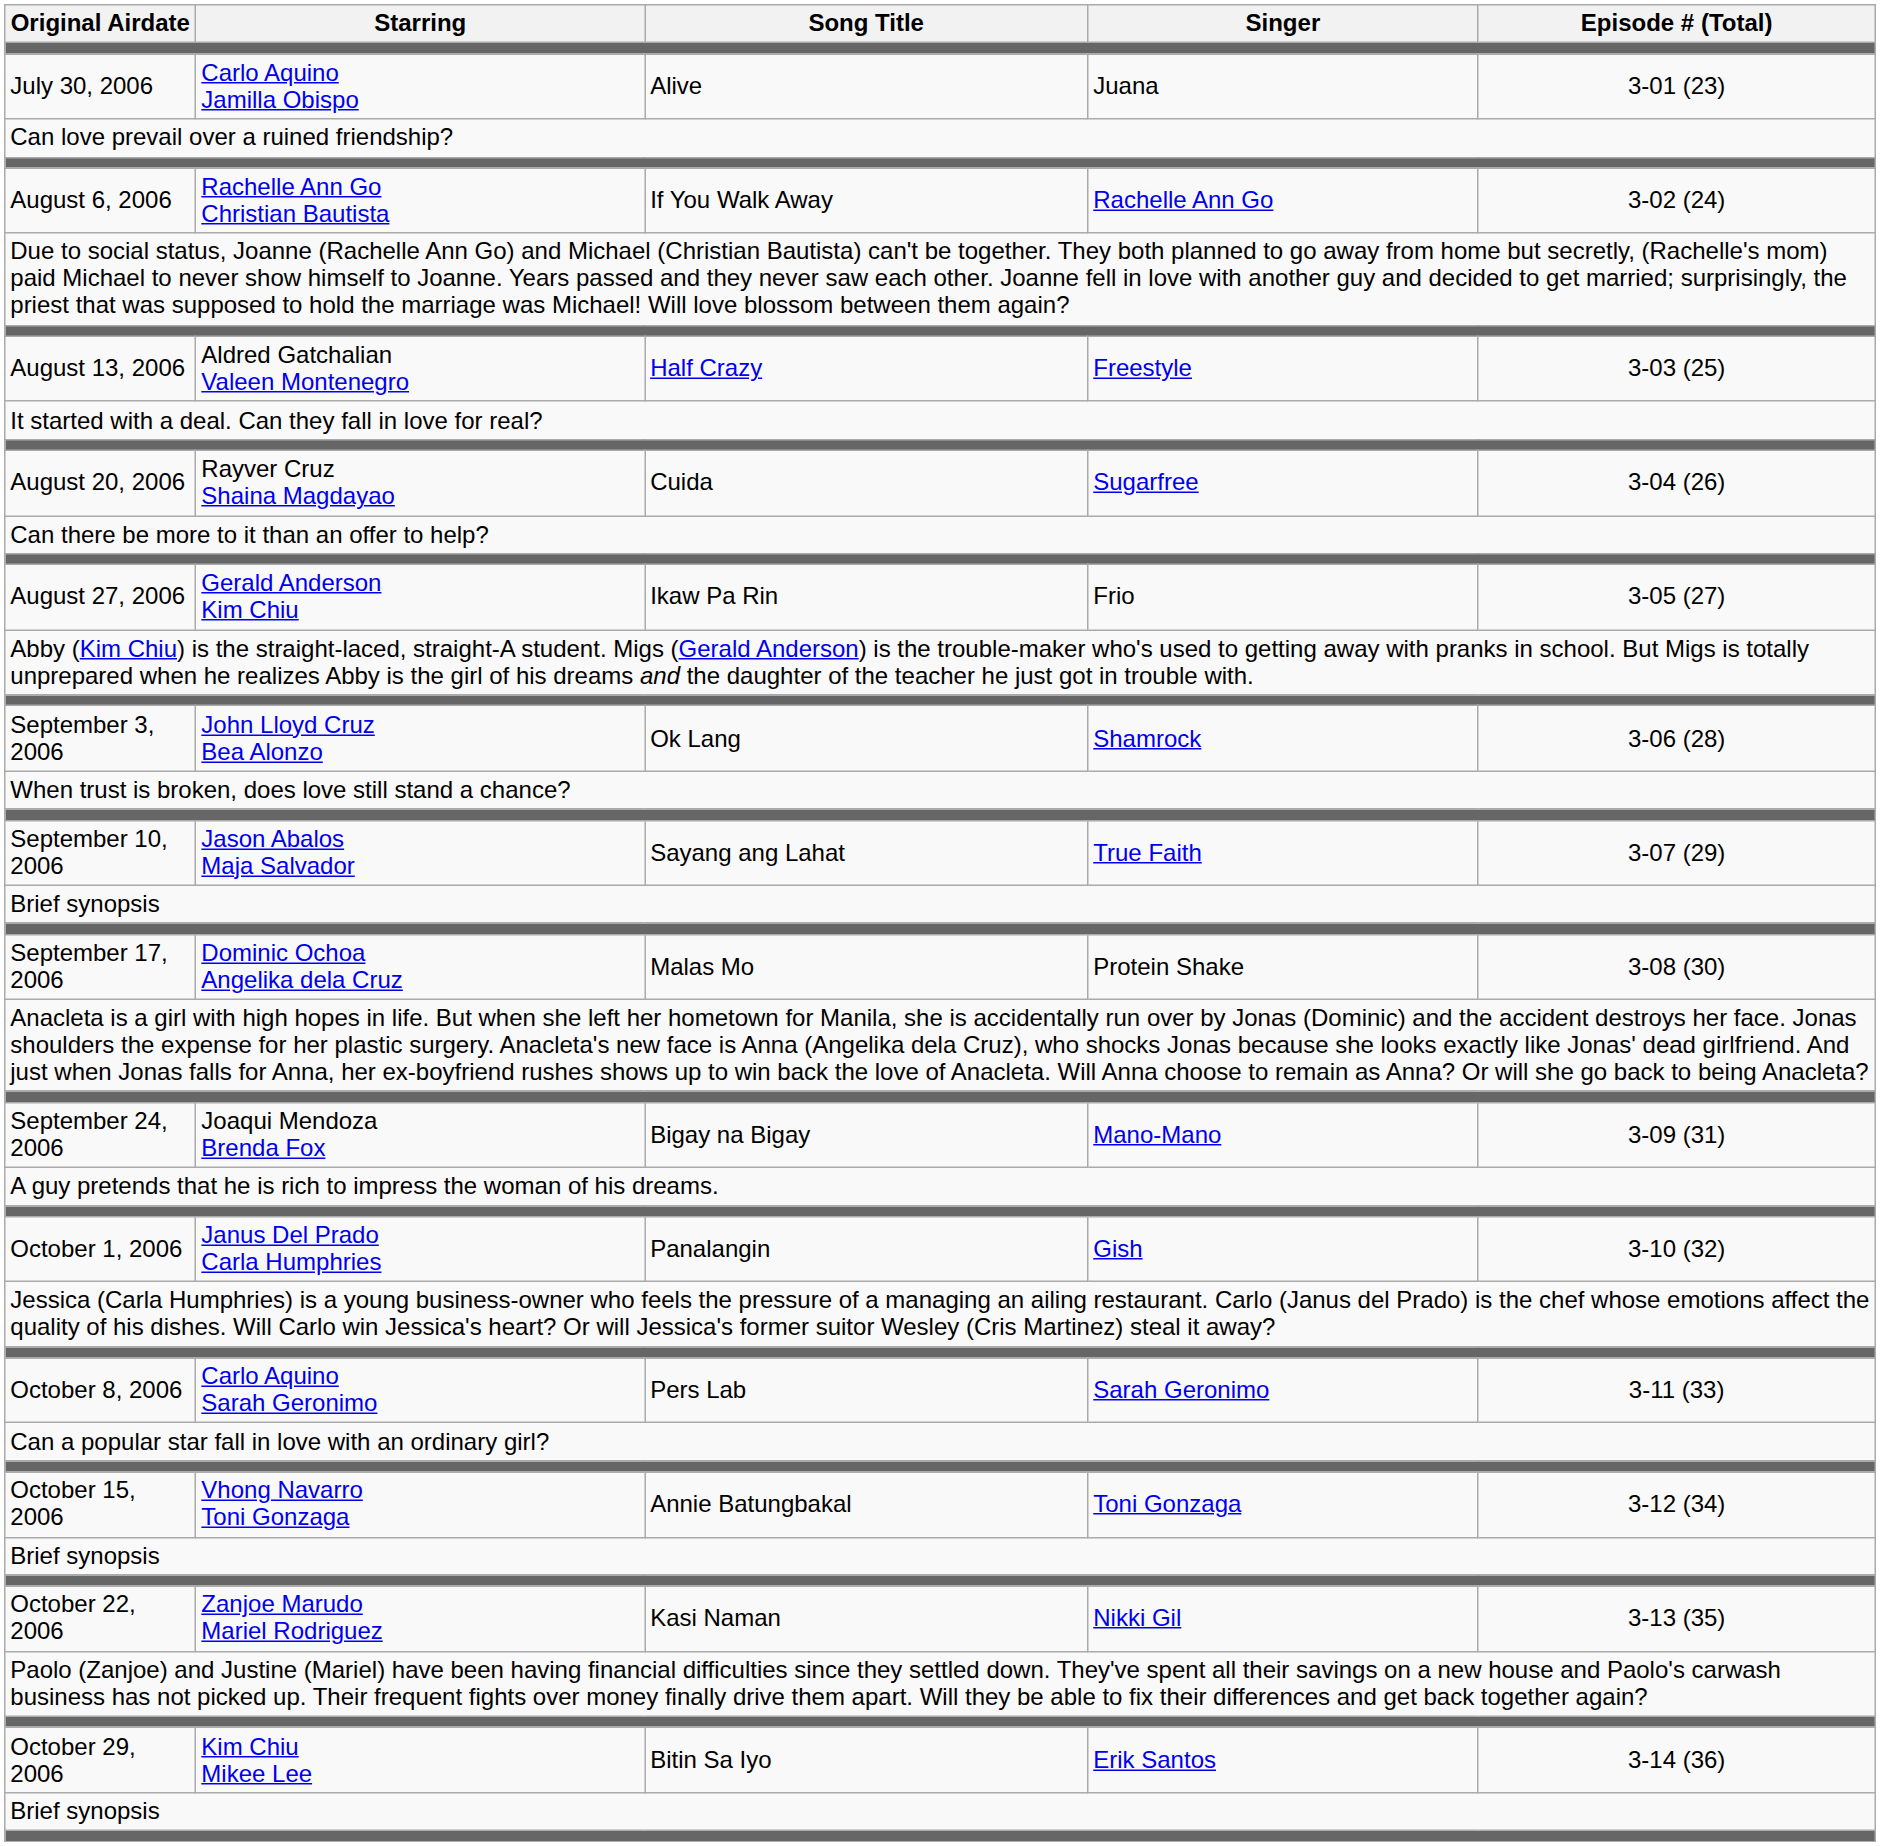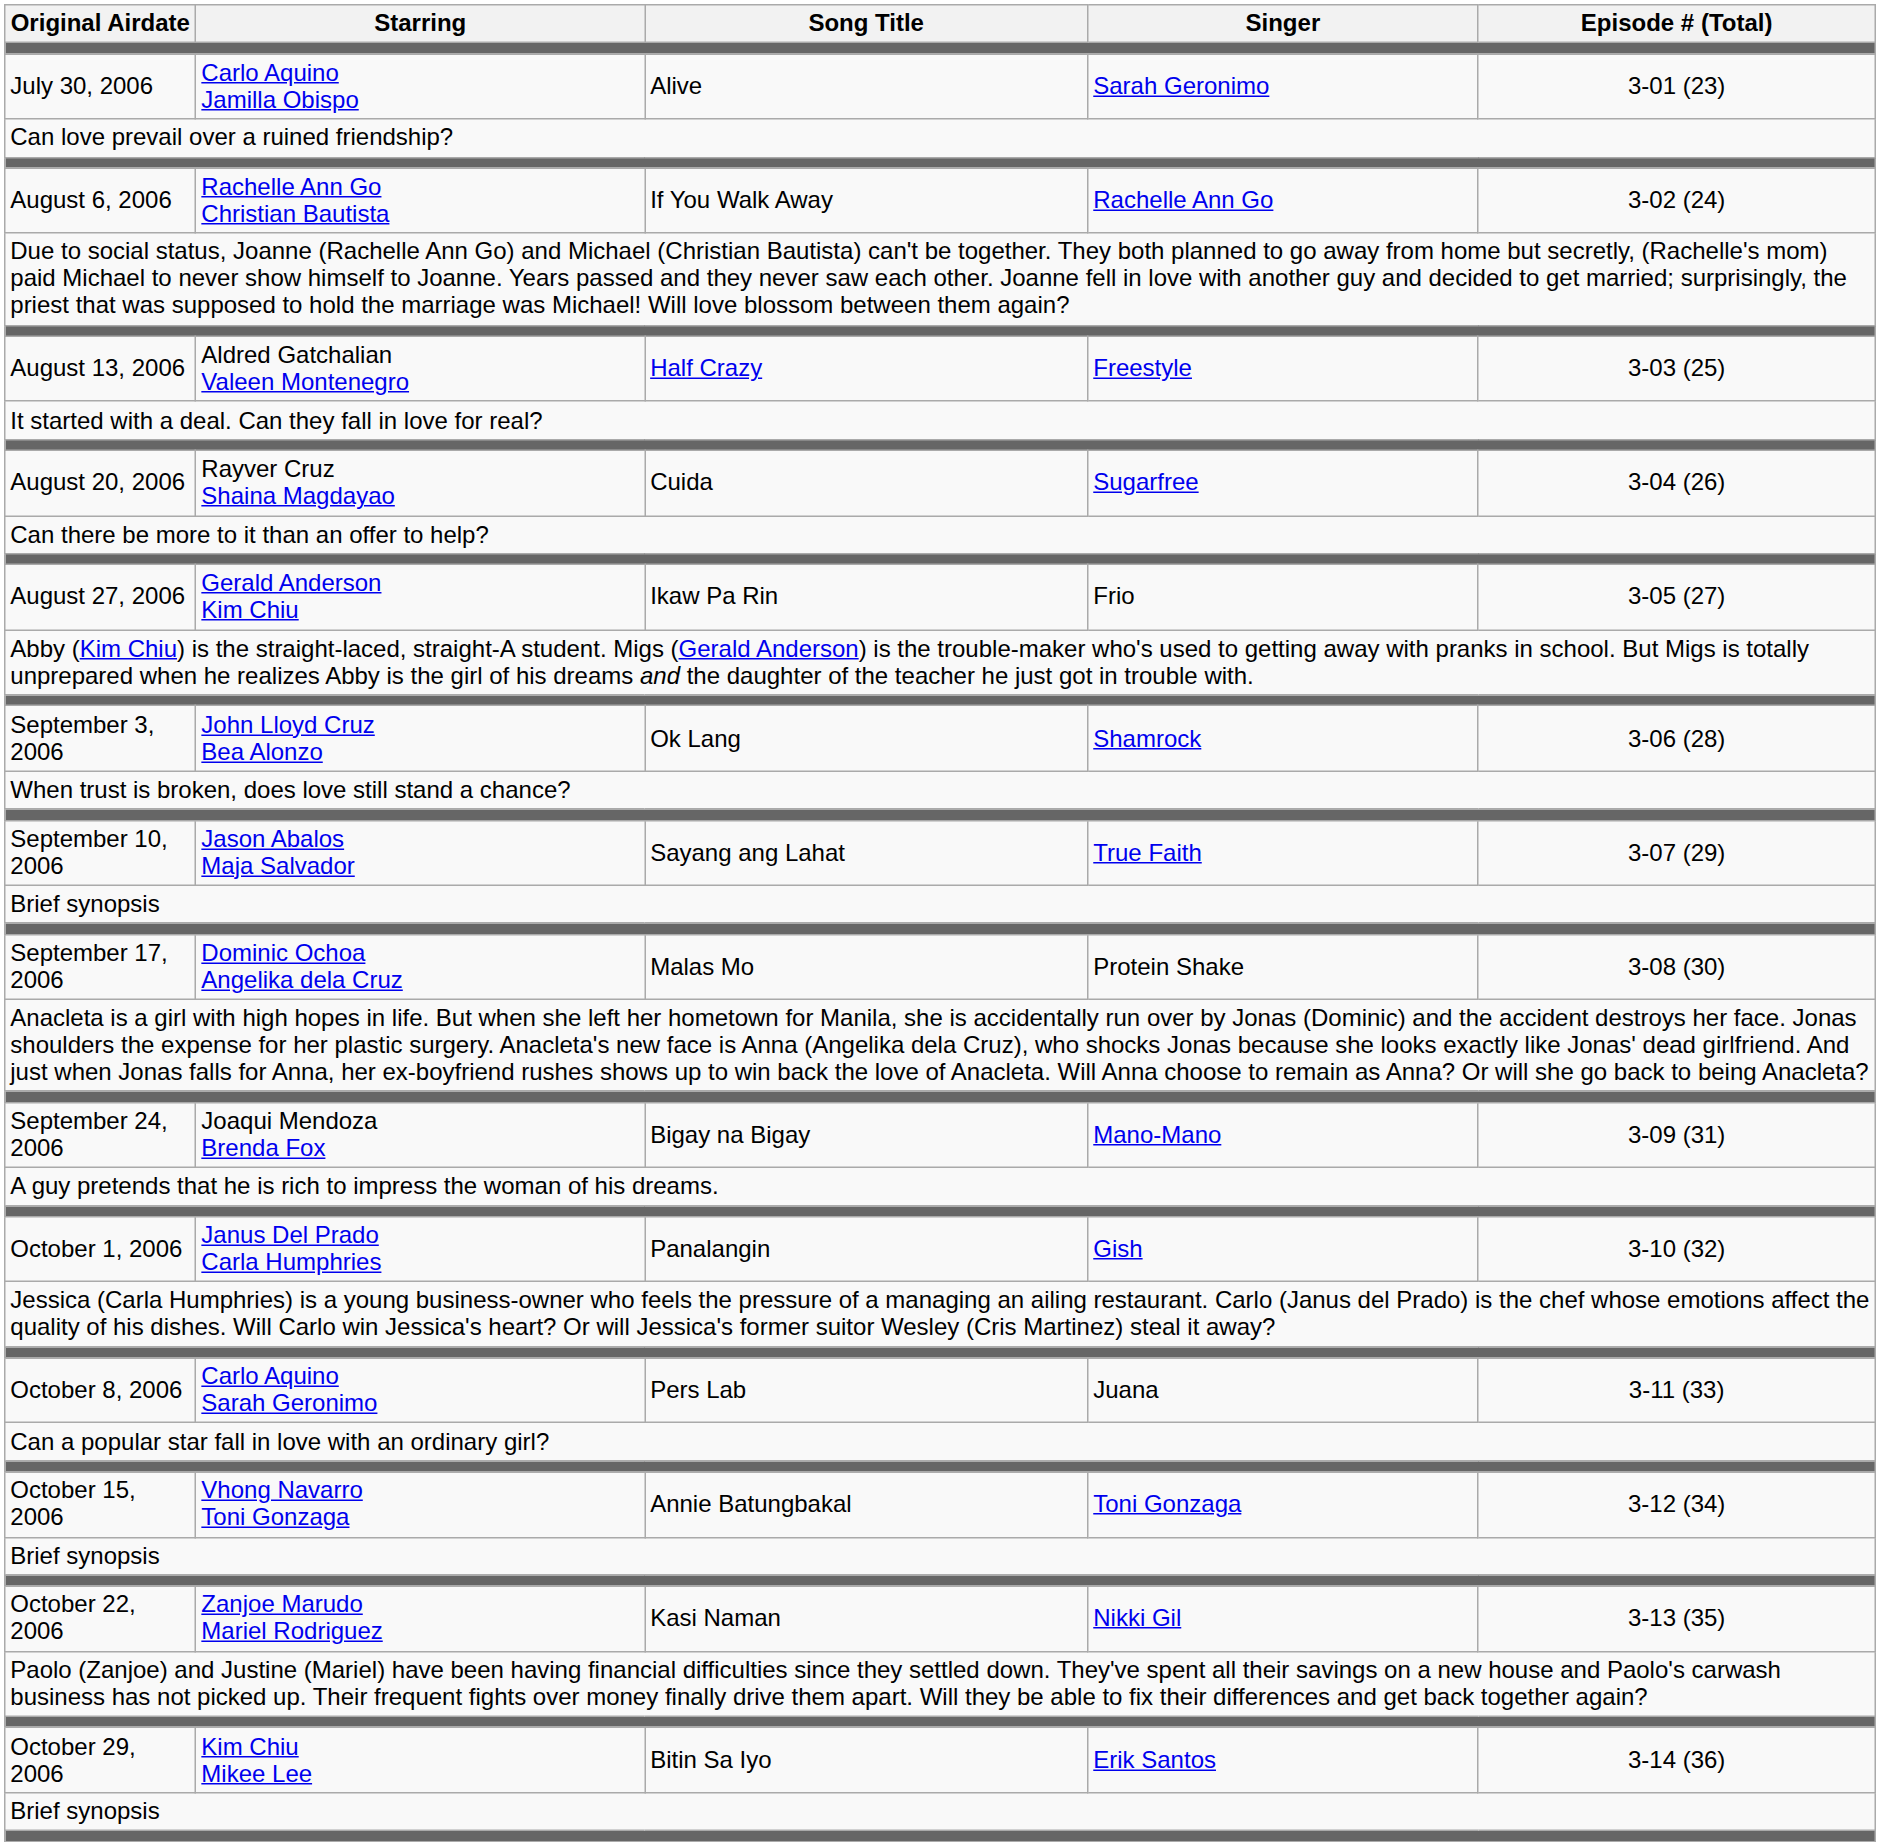(1126, 86) Juana -> (1181, 86) Sarah Geronimo
(1181, 1390) Sarah Geronimo -> (1126, 1390) Juana
